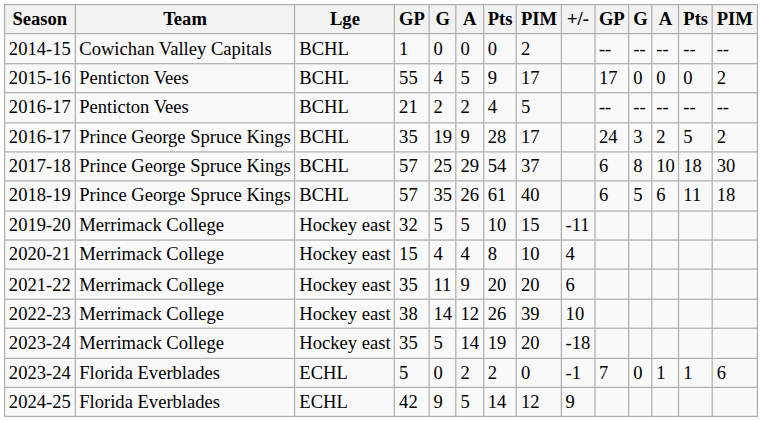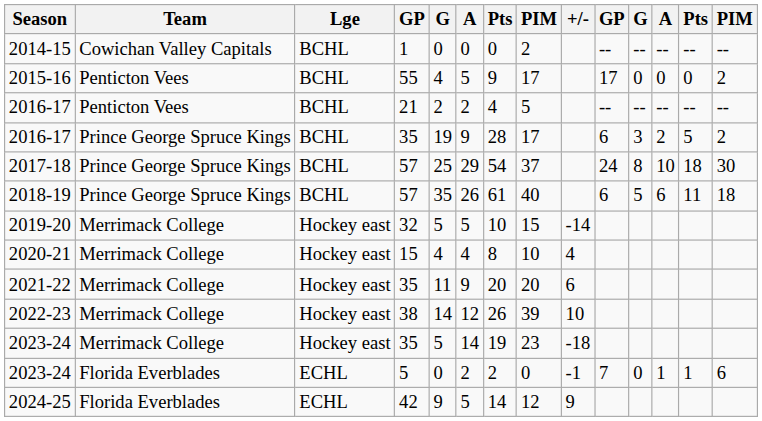(608, 136) 24 -> (604, 136) 6
(604, 166) 6 -> (608, 166) 24
(578, 225) -11 -> (578, 225) -14
(530, 343) 20 -> (530, 343) 23
